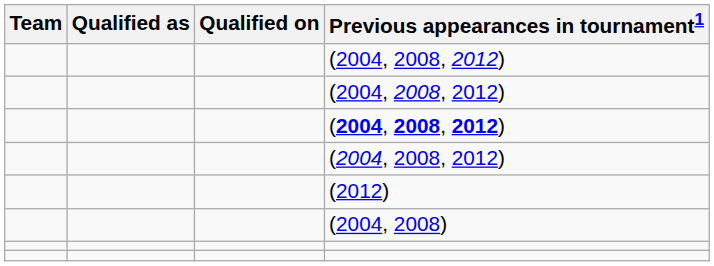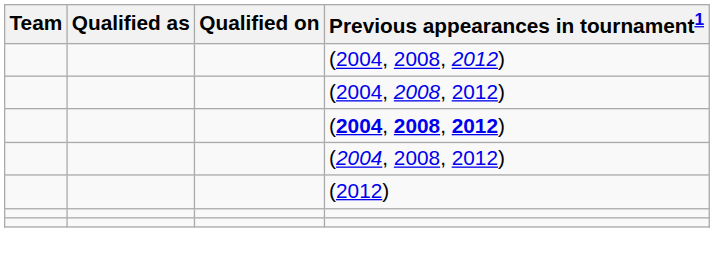- row: (36, 225)
